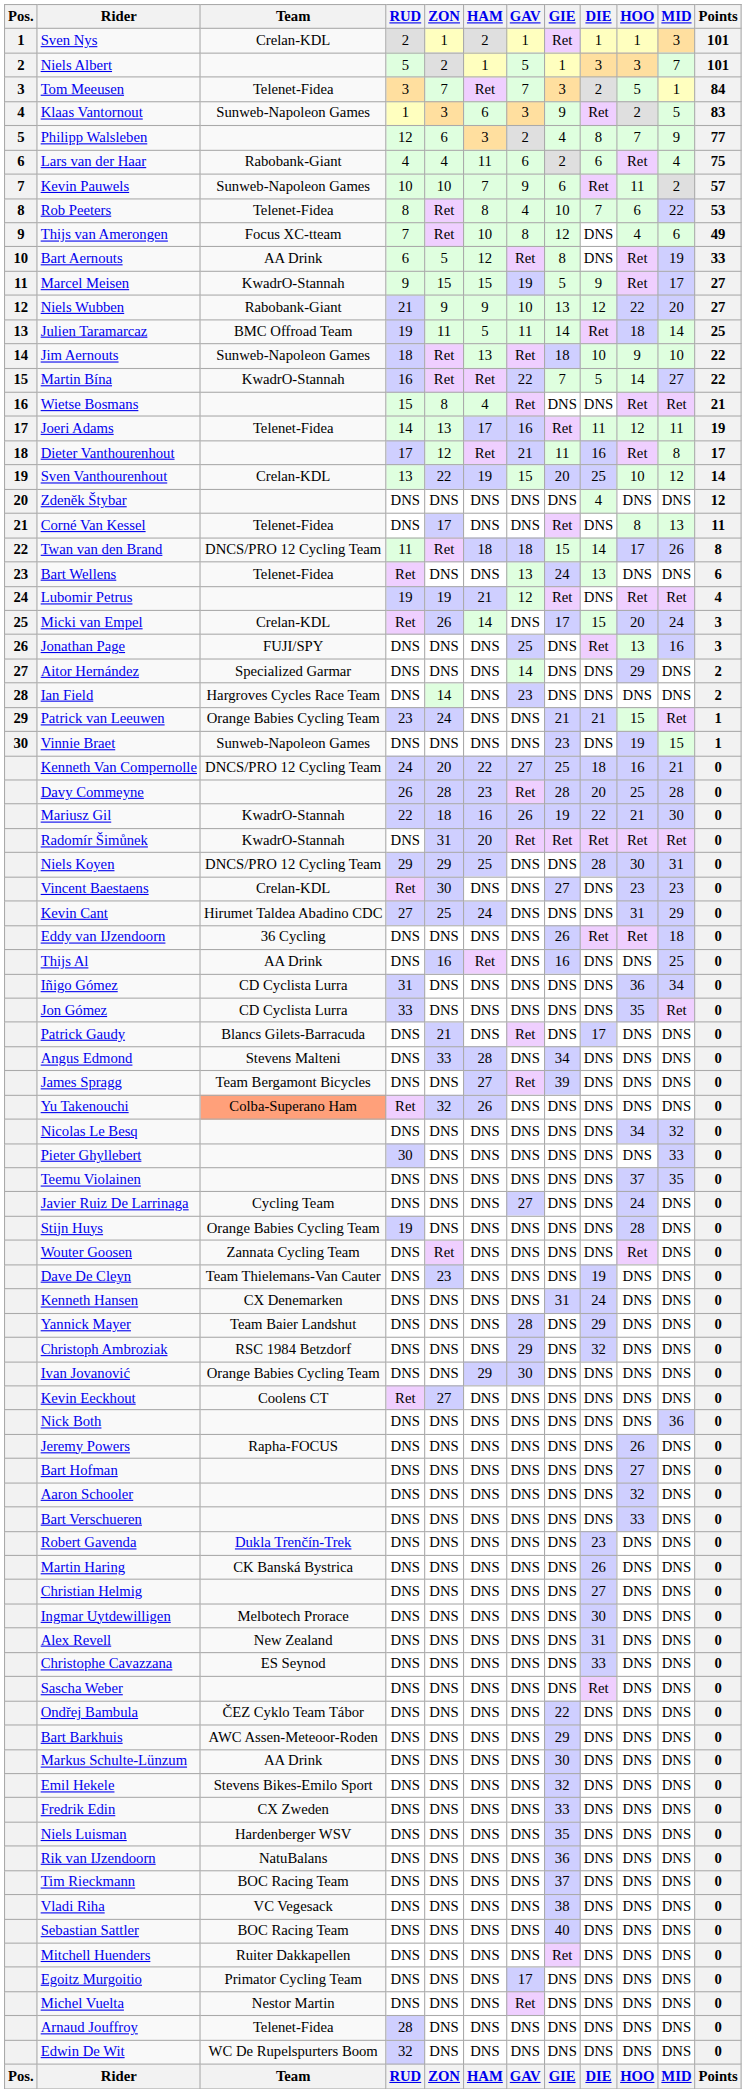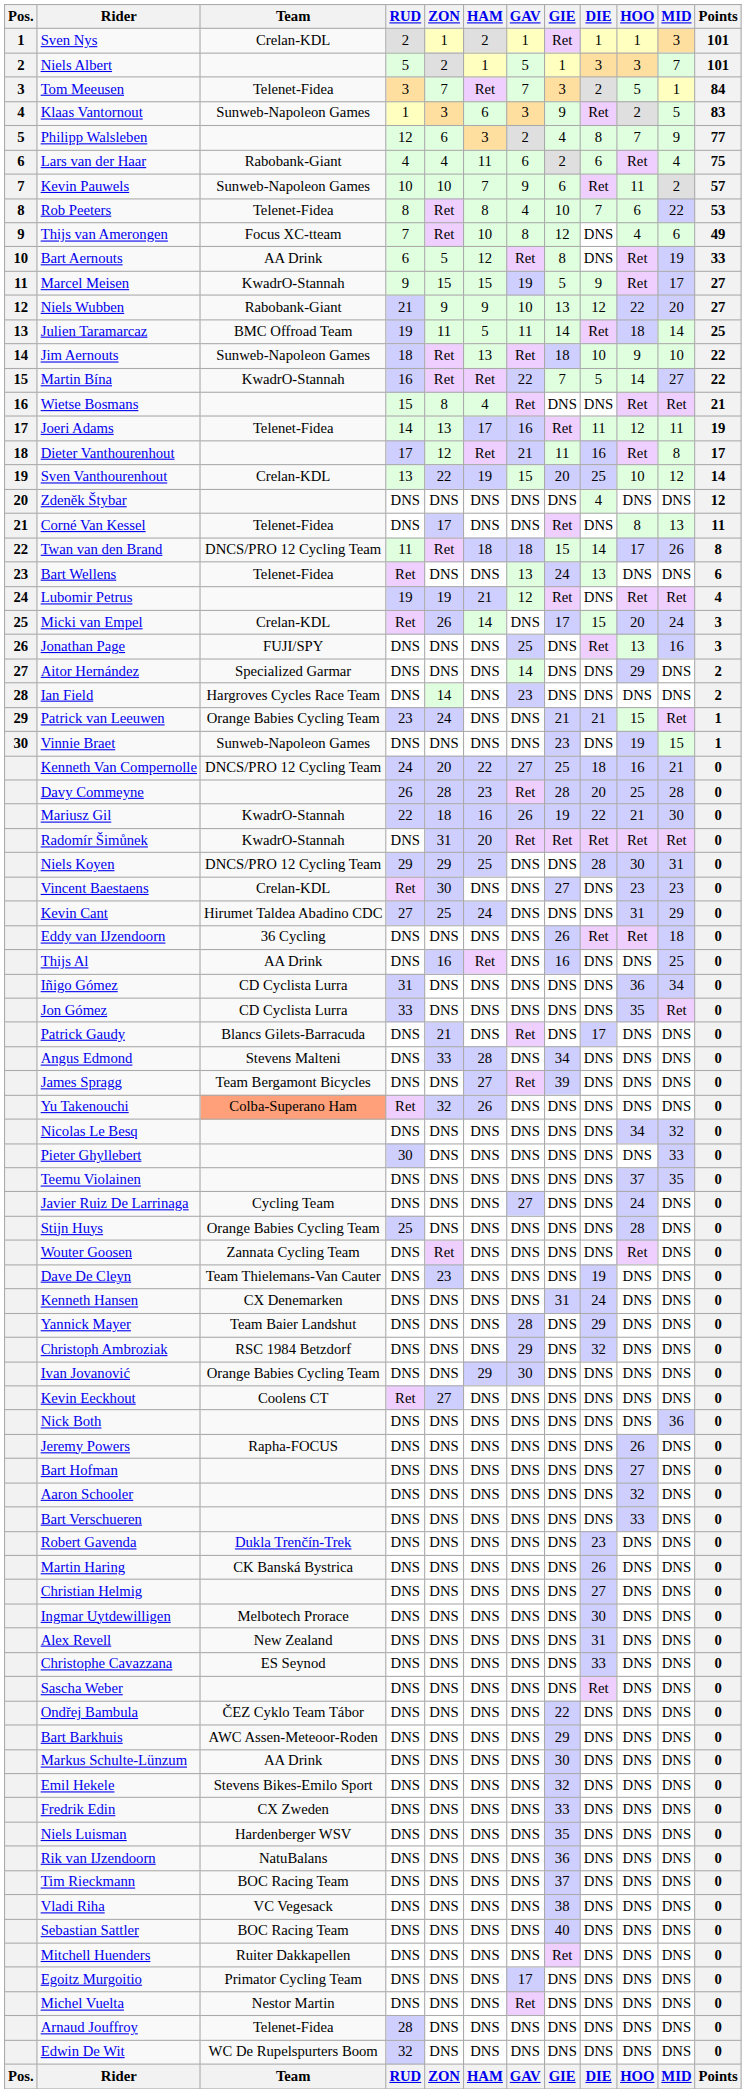(405, 1227) 19 -> (405, 1227) 25
